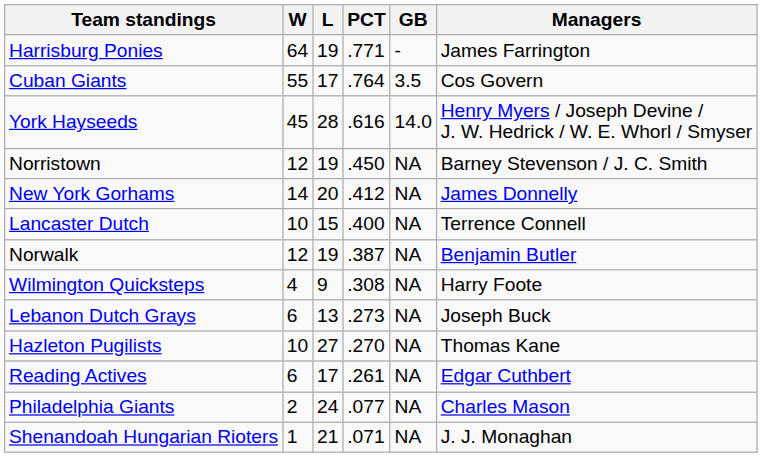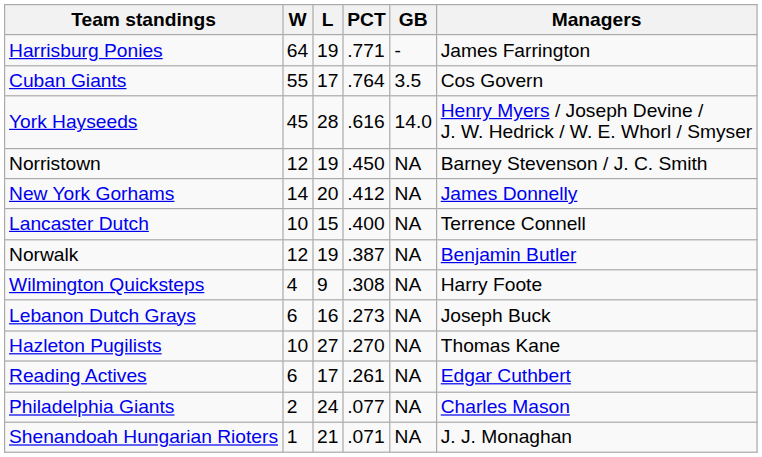(328, 315) 13 -> (328, 315) 16
